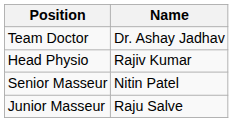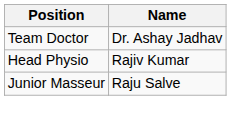- row: (58, 83)
